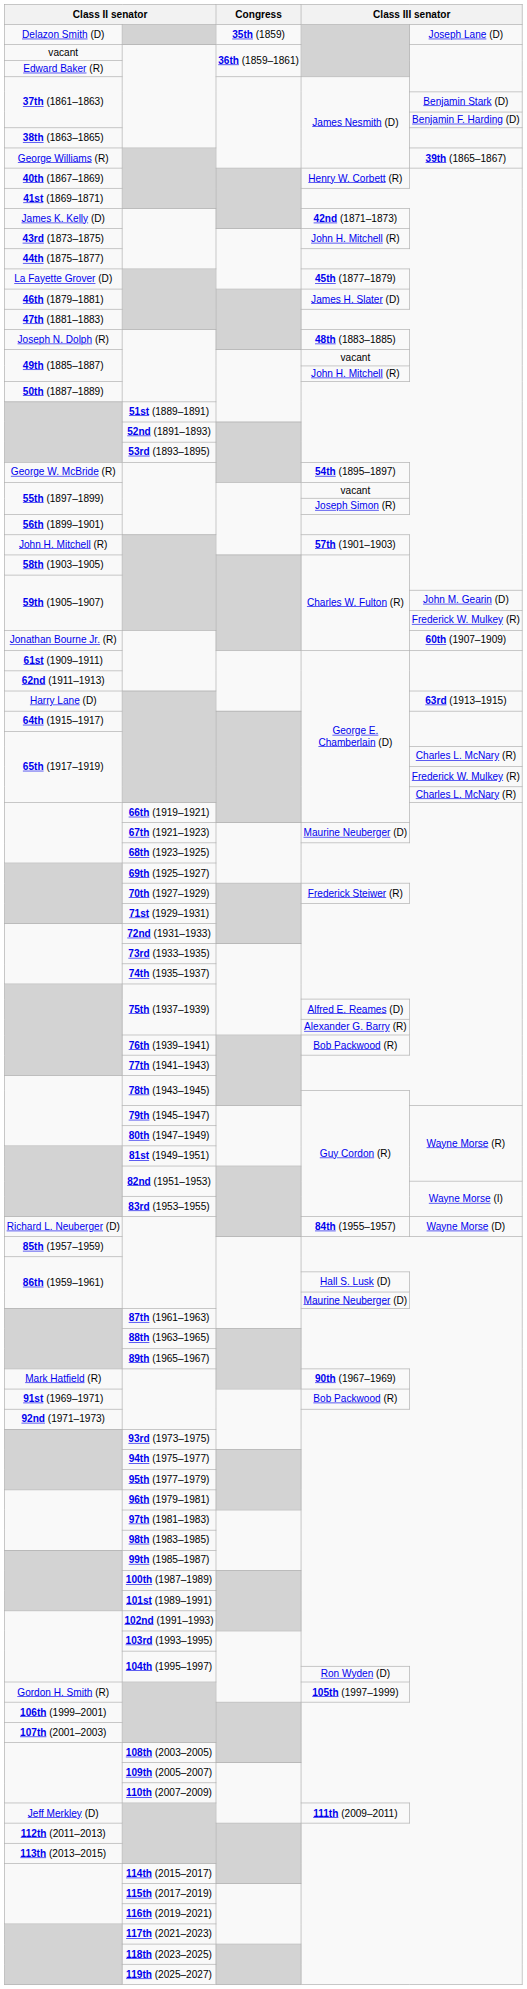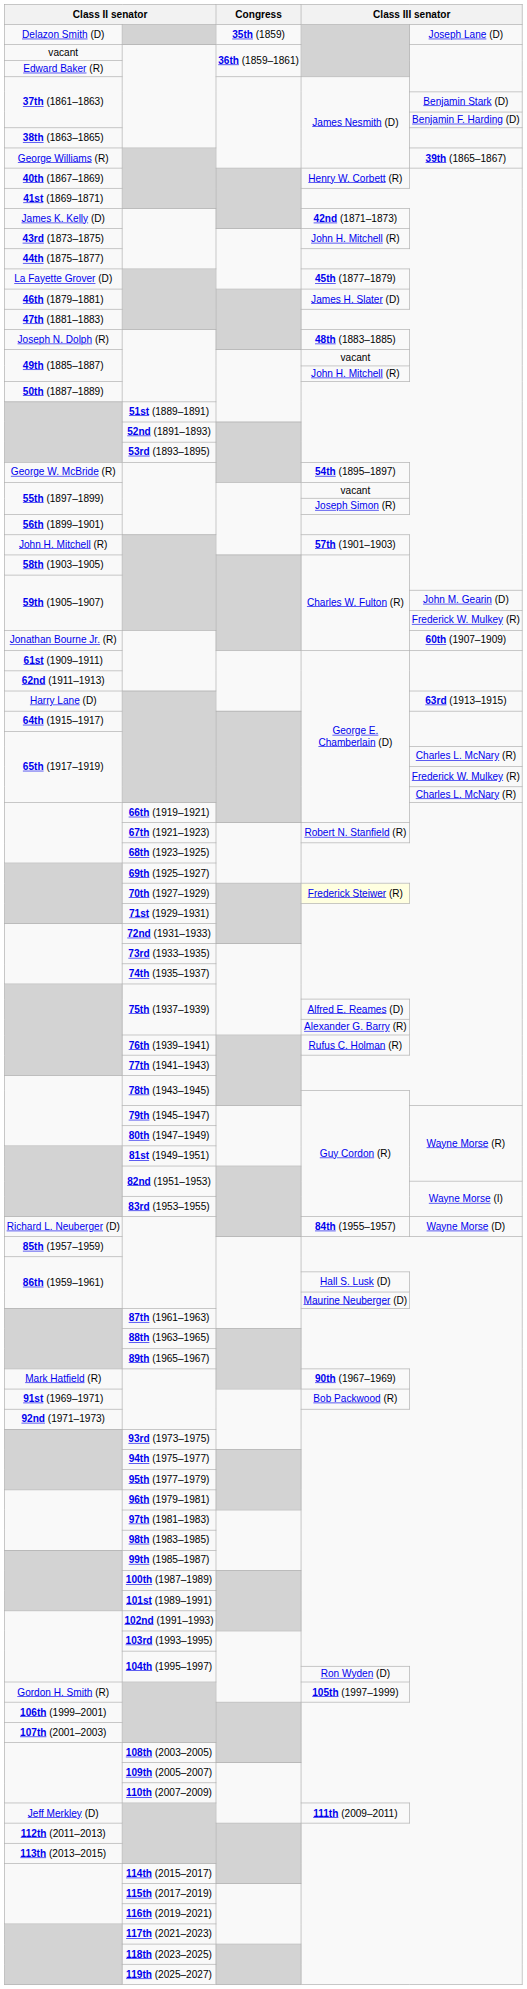(355, 832) Maurine Neuberger (D) -> (355, 832) Robert N. Stanfield (R)
(355, 893) no background -> (355, 893) lightyellow background
(355, 1045) Bob Packwood (R) -> (355, 1045) Rufus C. Holman (R)
